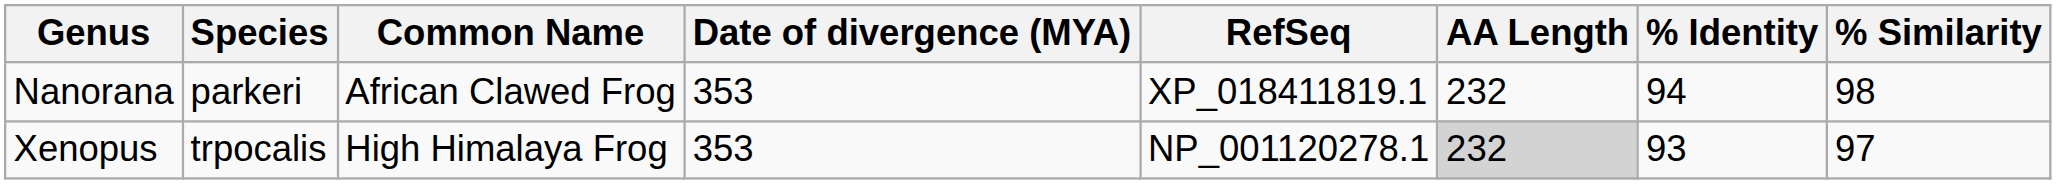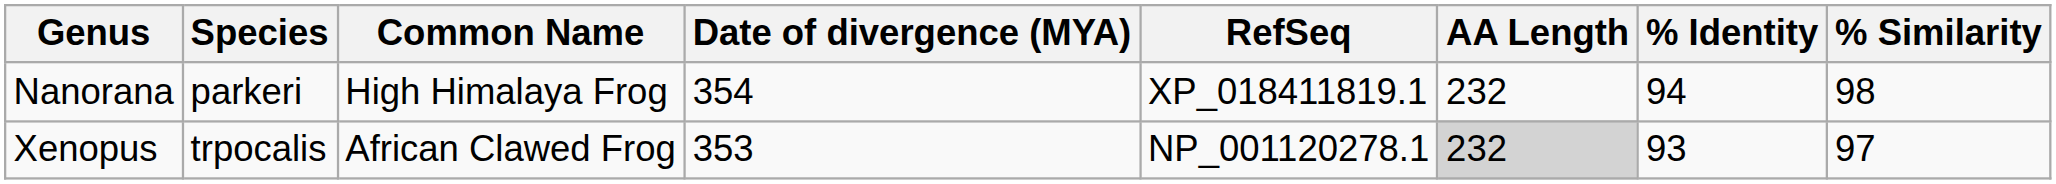(511, 91) African Clawed Frog -> (507, 91) High Himalaya Frog
(723, 91) 353 -> (723, 91) 354
(507, 149) High Himalaya Frog -> (511, 149) African Clawed Frog
